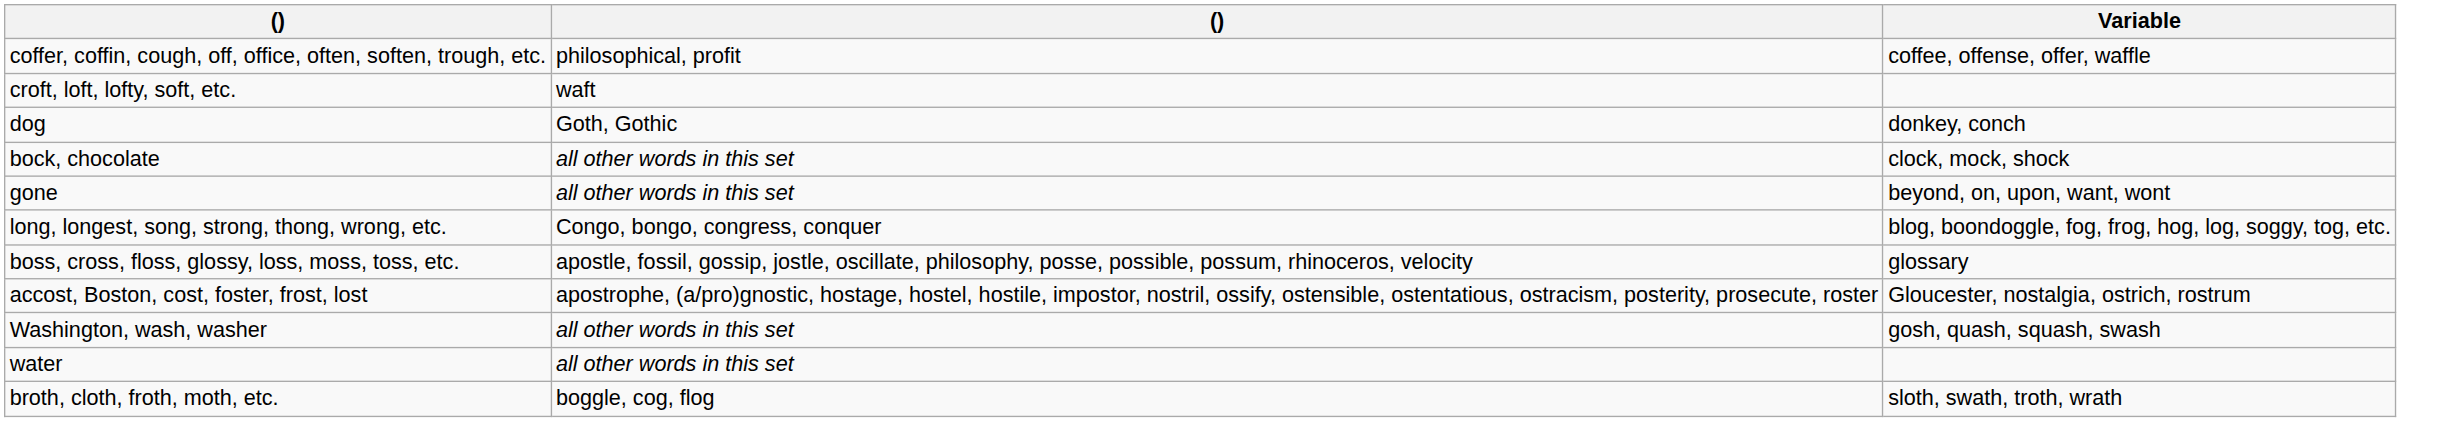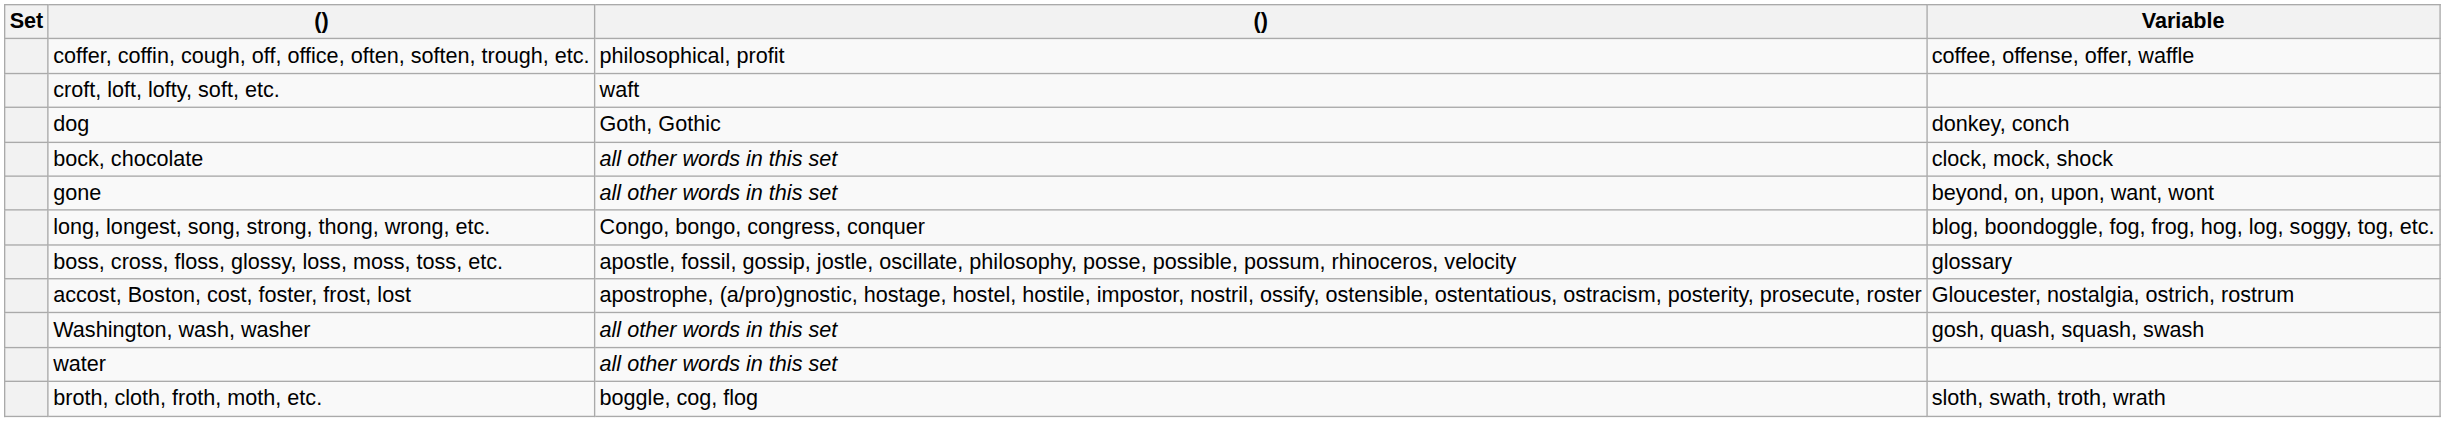+ column: (26, 21)
